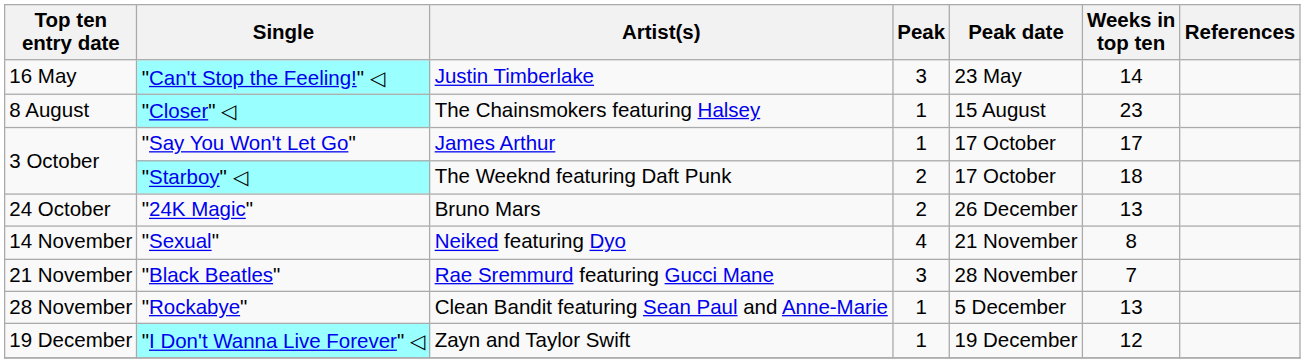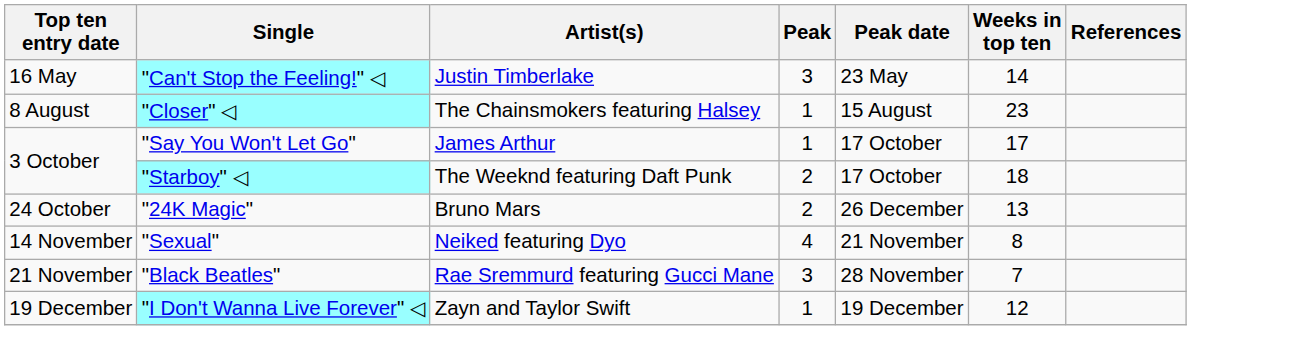- row: (195, 307)
